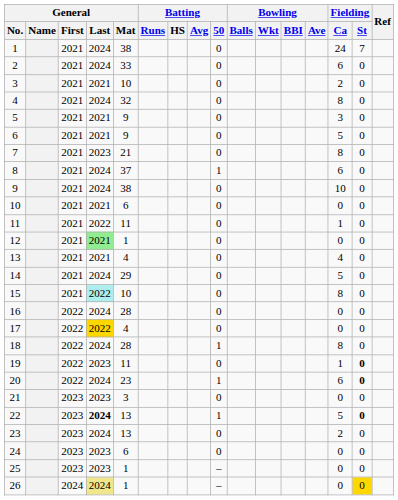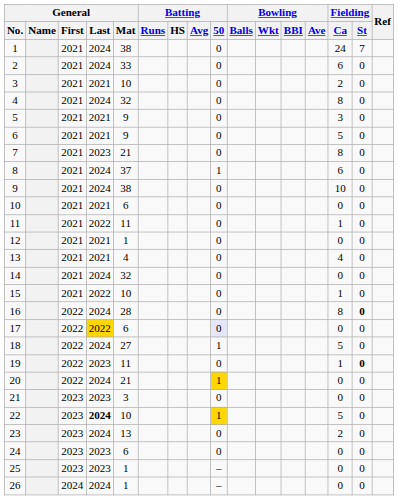(100, 240) lightgreen background -> (100, 240) no background
(126, 275) 29 -> (126, 275) 32
(340, 275) 5 -> (340, 275) 0
(100, 293) paleturquoise background -> (100, 293) no background
(340, 293) 8 -> (340, 293) 1
(340, 310) 0 -> (340, 310) 8
(362, 310) normal -> (362, 310) bold
(126, 328) 4 -> (126, 328) 6
(219, 328) no background -> (219, 328) lavender background
(126, 345) 28 -> (126, 345) 27
(340, 345) 8 -> (340, 345) 5
(126, 380) 23 -> (126, 380) 21
(219, 380) no background -> (219, 380) gold background
(340, 380) 6 -> (340, 380) 0
(362, 380) bold -> (362, 380) normal
(126, 415) 13 -> (126, 415) 10
(219, 415) no background -> (219, 415) gold background
(362, 415) bold -> (362, 415) normal
(100, 485) khaki background -> (100, 485) no background
(362, 485) gold background -> (362, 485) no background
